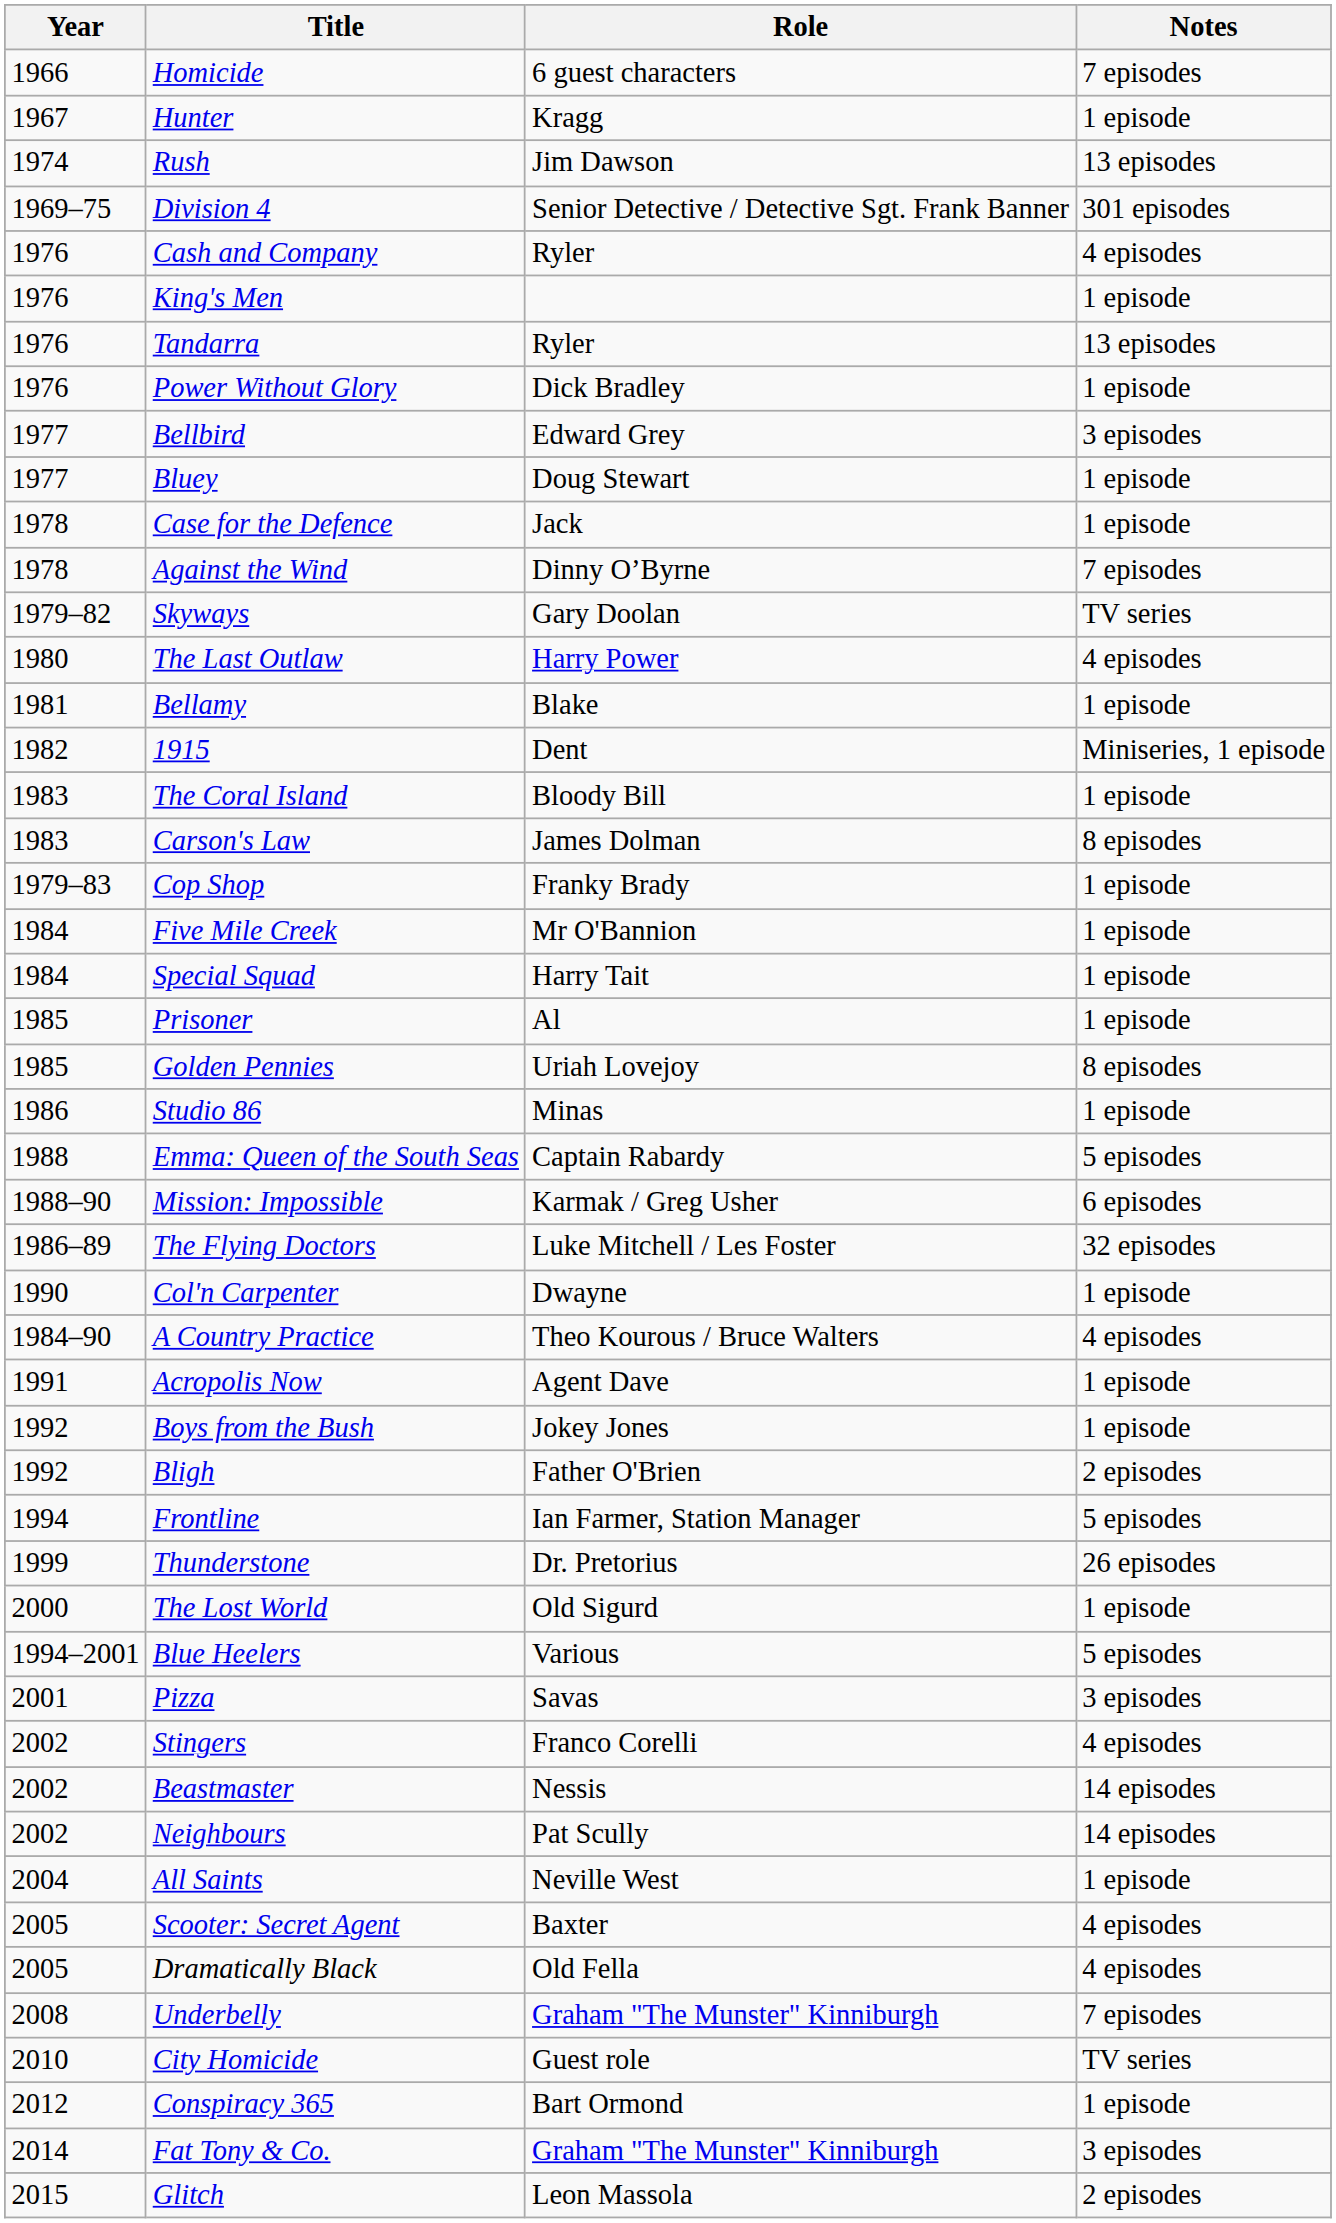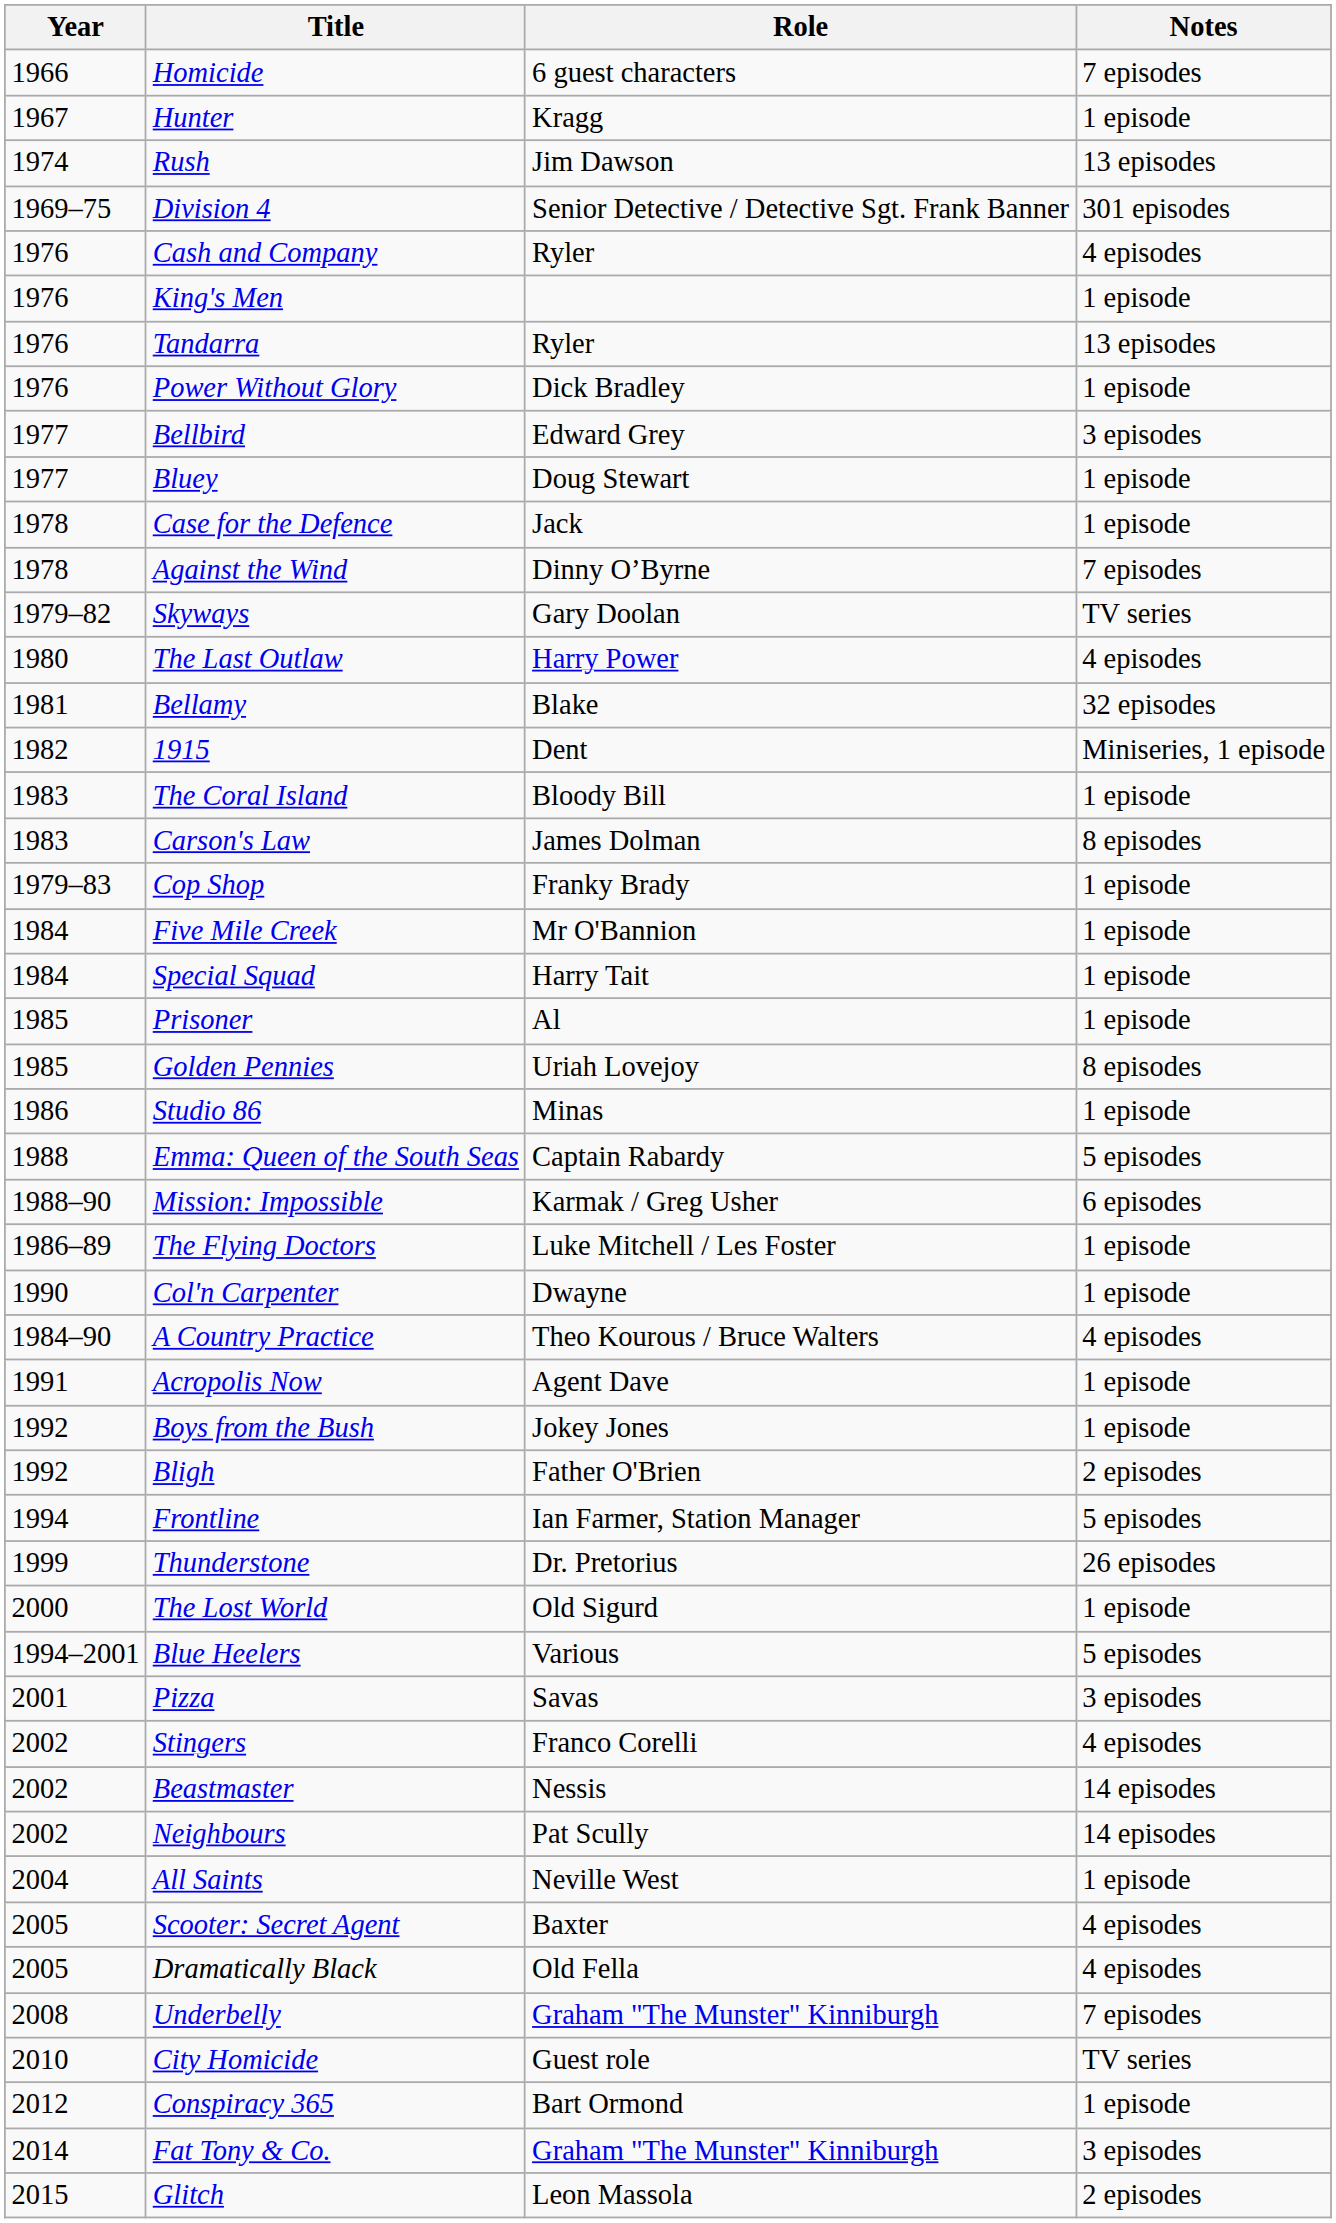(1136, 704) 1 episode -> (1149, 704) 32 episodes
(1149, 1246) 32 episodes -> (1136, 1246) 1 episode
